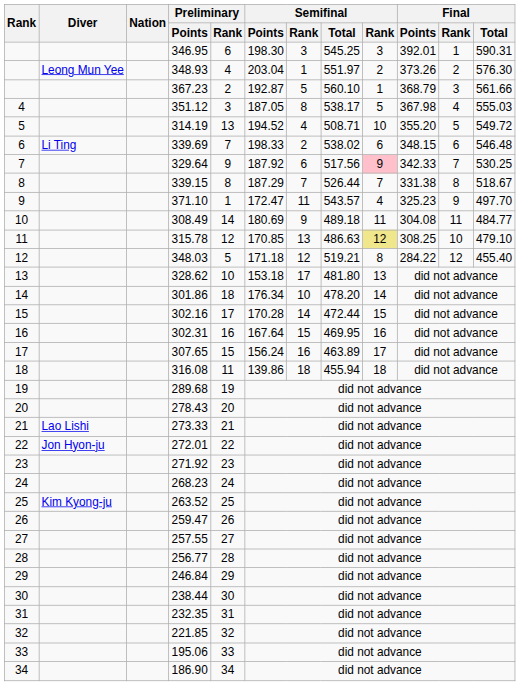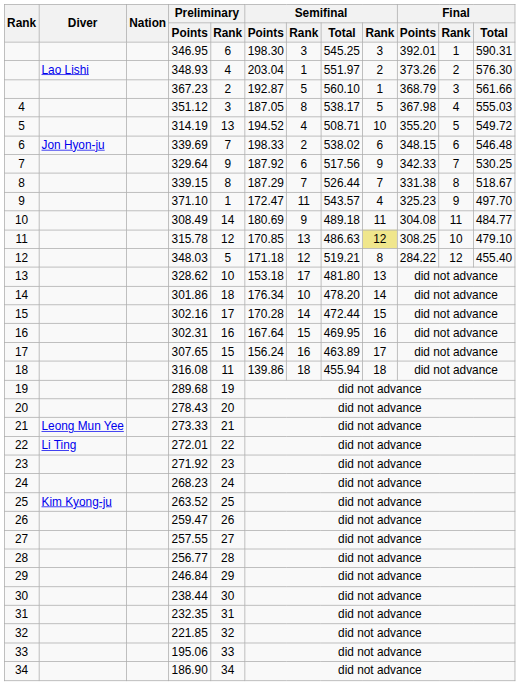(83, 70) Leong Mun Yee -> (65, 70) Lao Lishi
(59, 145) Li Ting -> (73, 145) Jon Hyon-ju
(380, 164) pink background -> (380, 164) no background
(65, 426) Lao Lishi -> (83, 426) Leong Mun Yee
(73, 445) Jon Hyon-ju -> (59, 445) Li Ting
